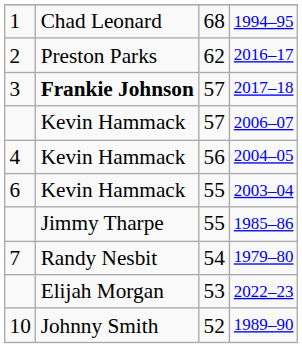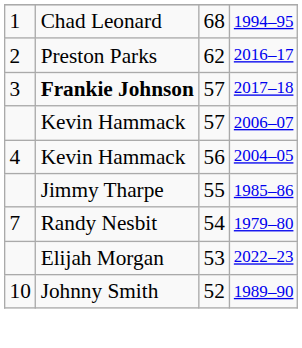- row: (264, 190)
